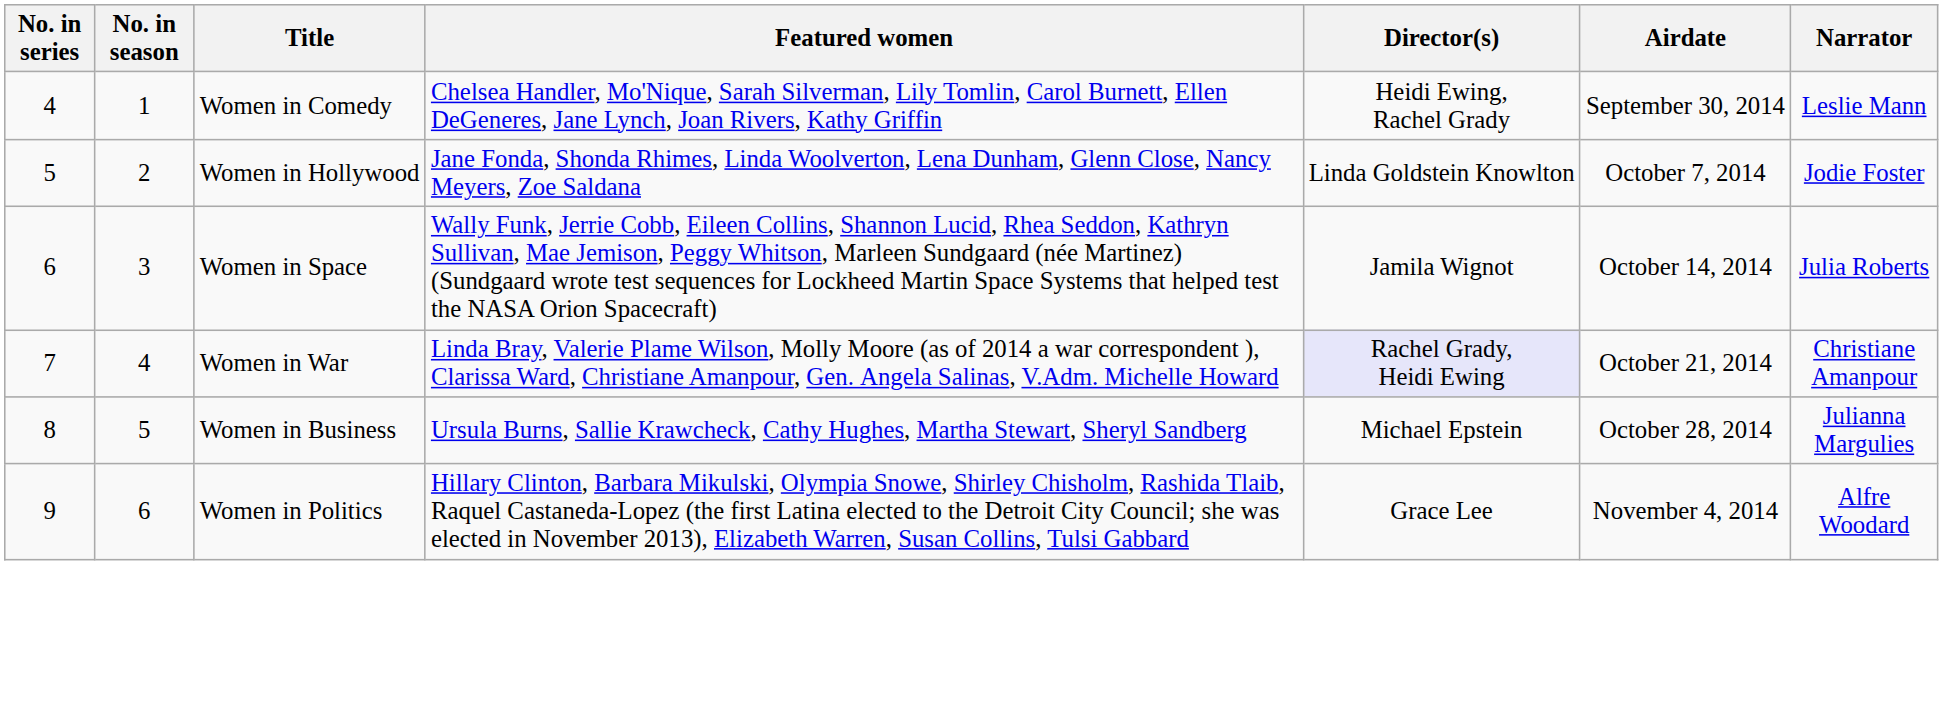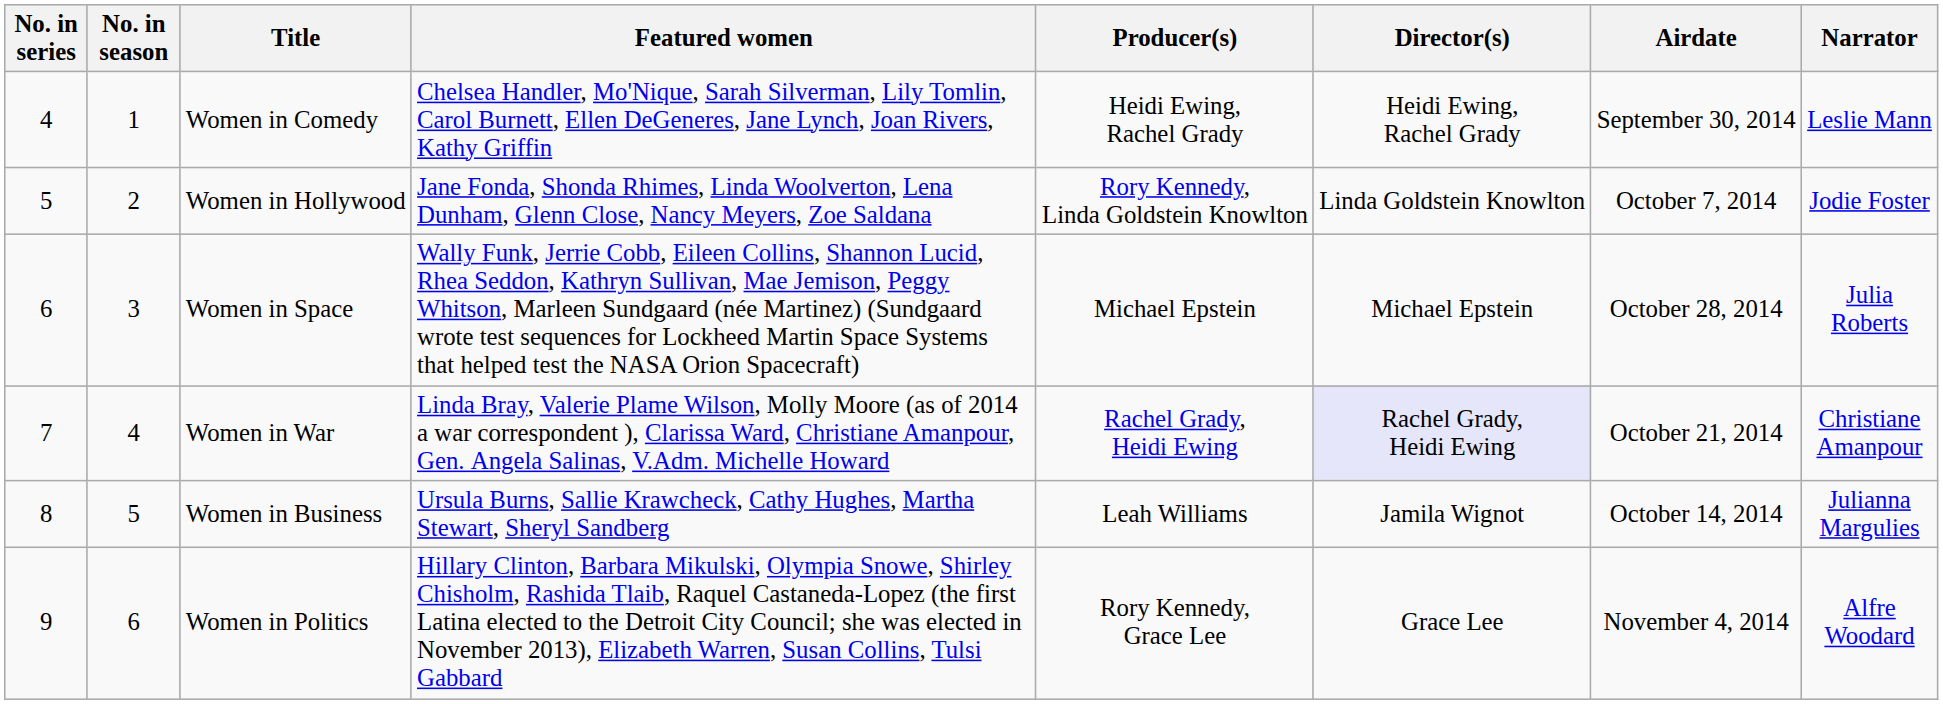+ column: (1175, 38)
(1442, 267) Jamila Wignot -> (1452, 309) Michael Epstein
(1685, 267) October 14, 2014 -> (1696, 309) October 28, 2014
(1442, 430) Michael Epstein -> (1452, 513) Jamila Wignot
(1685, 430) October 28, 2014 -> (1696, 513) October 14, 2014
